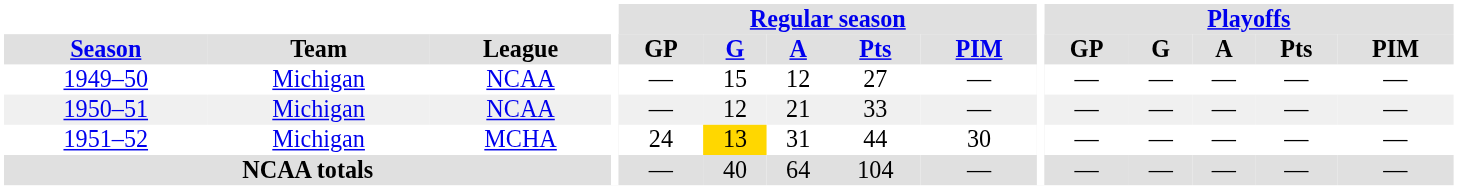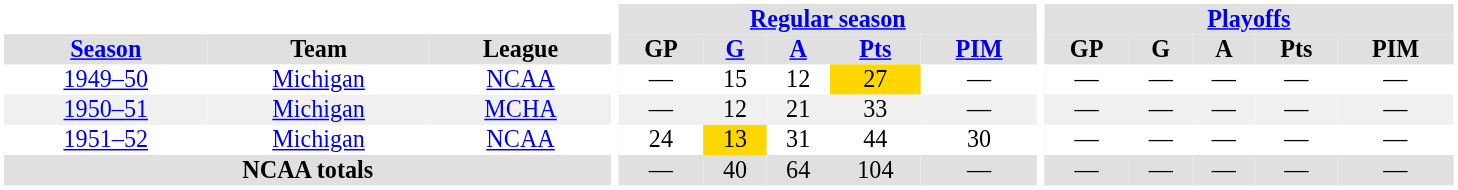(875, 79) no background -> (875, 79) gold background
(521, 109) NCAA -> (521, 109) MCHA
(521, 139) MCHA -> (521, 139) NCAA
